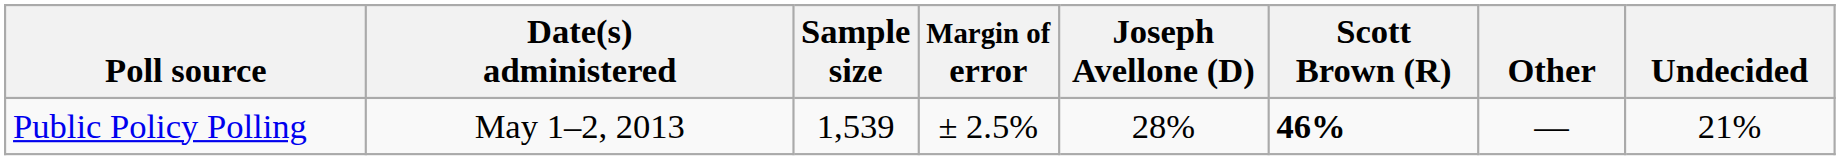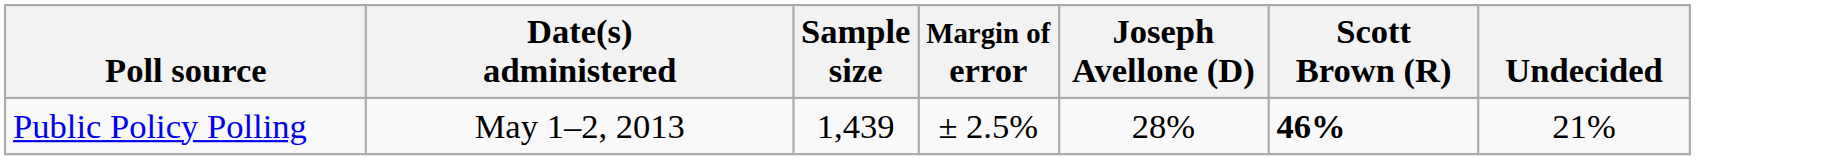- column: (1552, 70)
(856, 125) 1,539 -> (856, 125) 1,439
